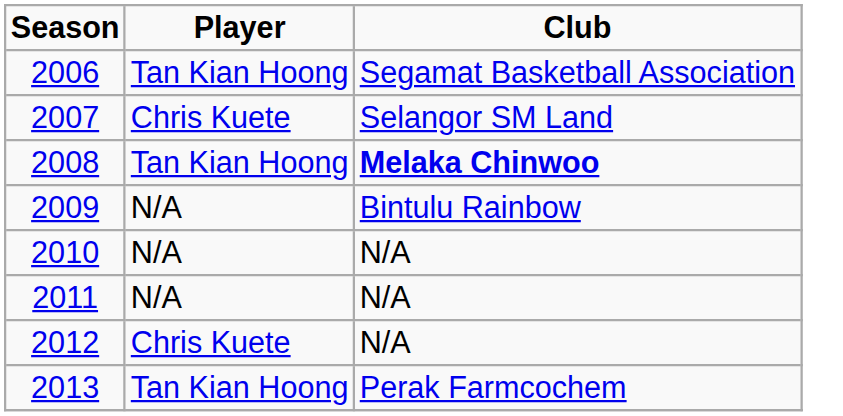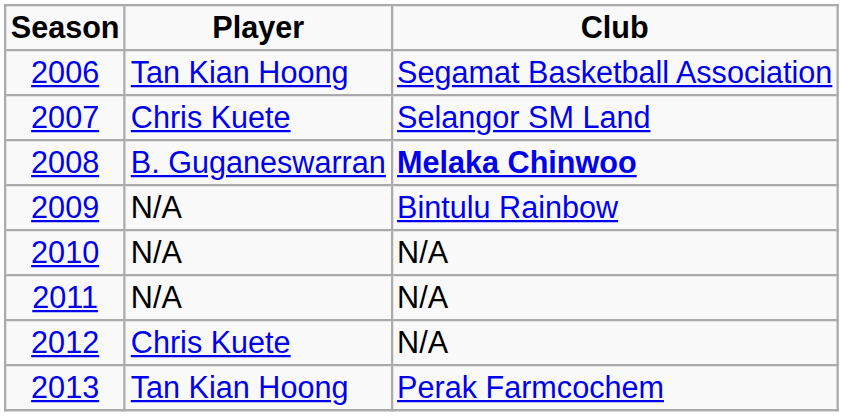(240, 162) Tan Kian Hoong -> (258, 162) B. Guganeswarran
